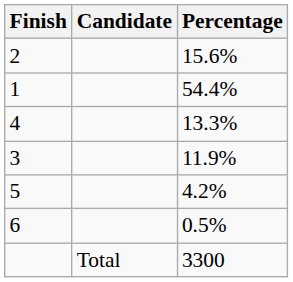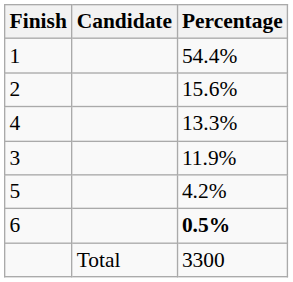rows swapped: (15, 89) <-> (15, 55)
(204, 225) normal -> (206, 225) bold
